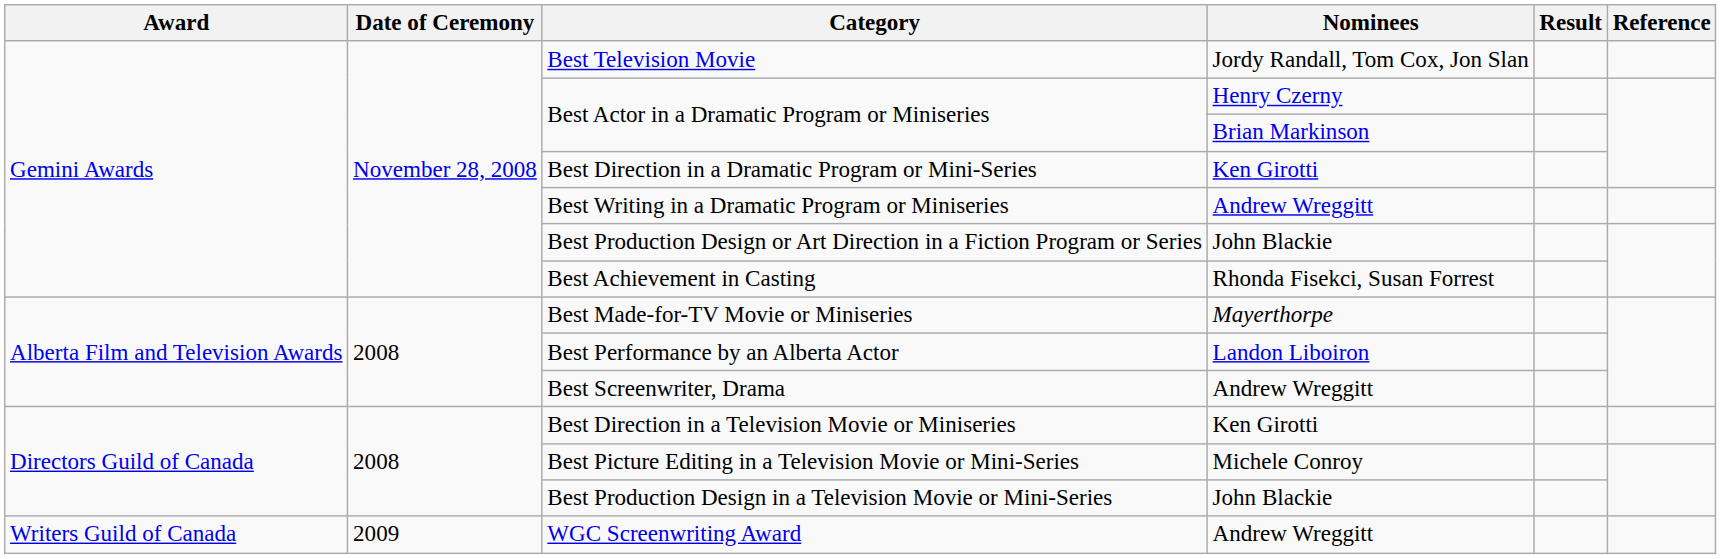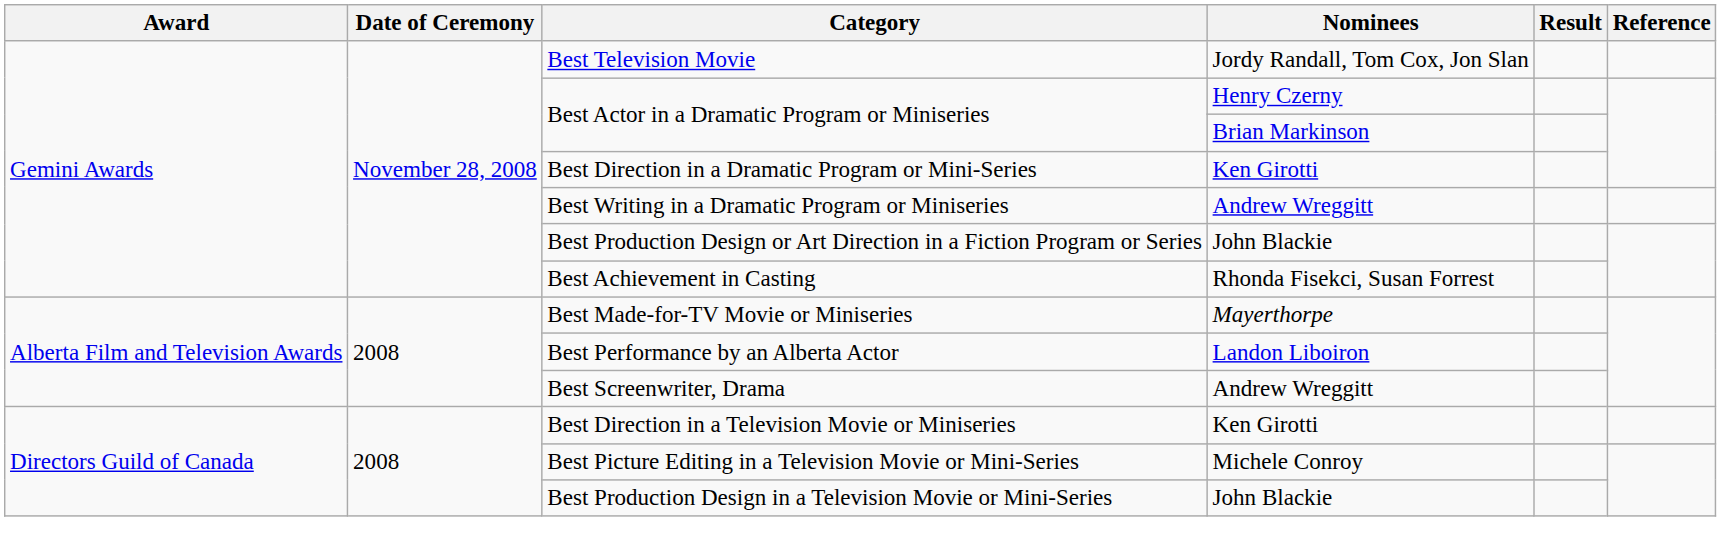- row: (674, 534)
